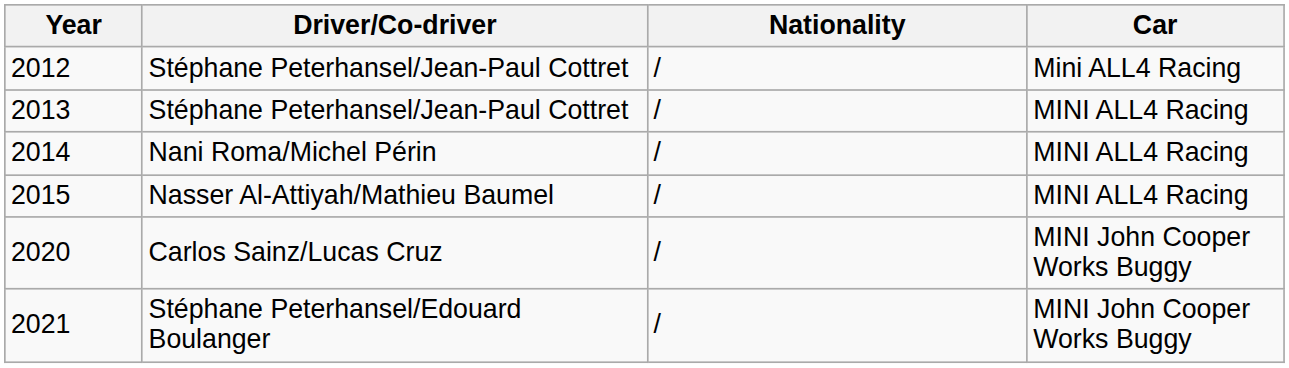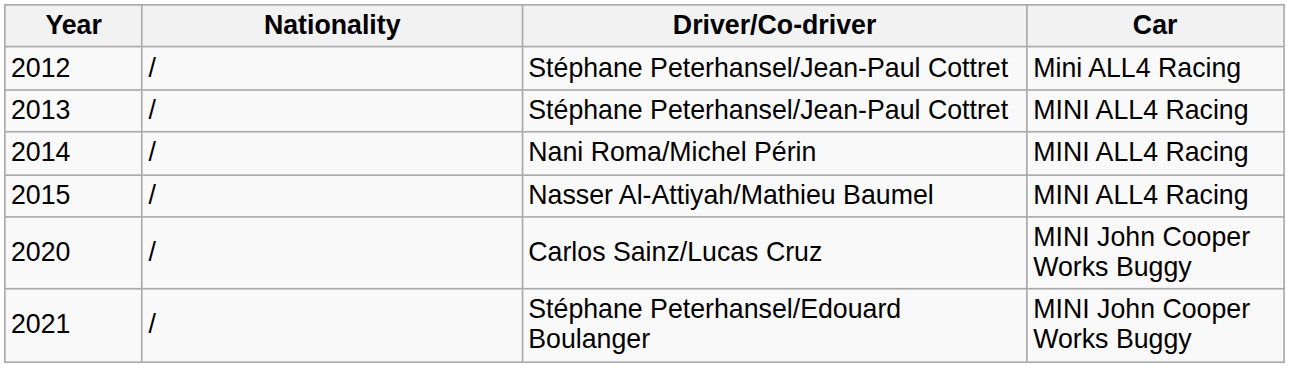columns swapped: (395, 25) <-> (837, 25)
